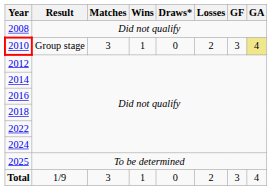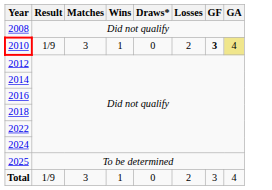(60, 46) Group stage -> (49, 46) 1/9
(237, 46) normal -> (215, 46) bold
